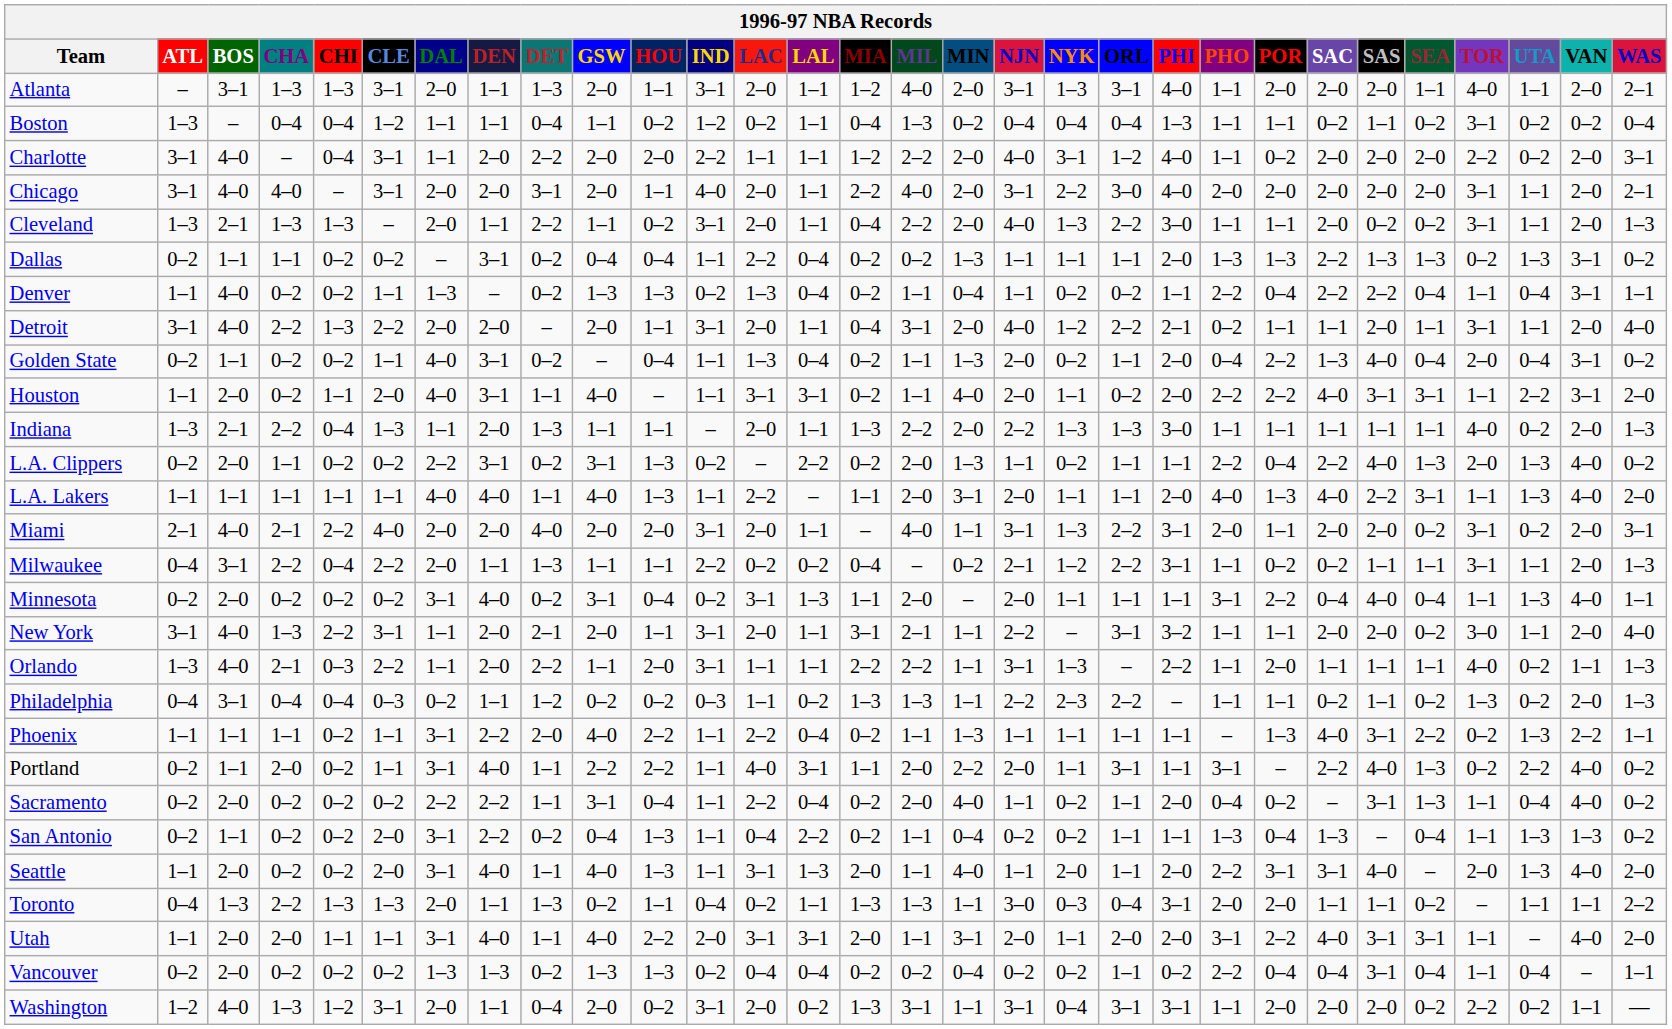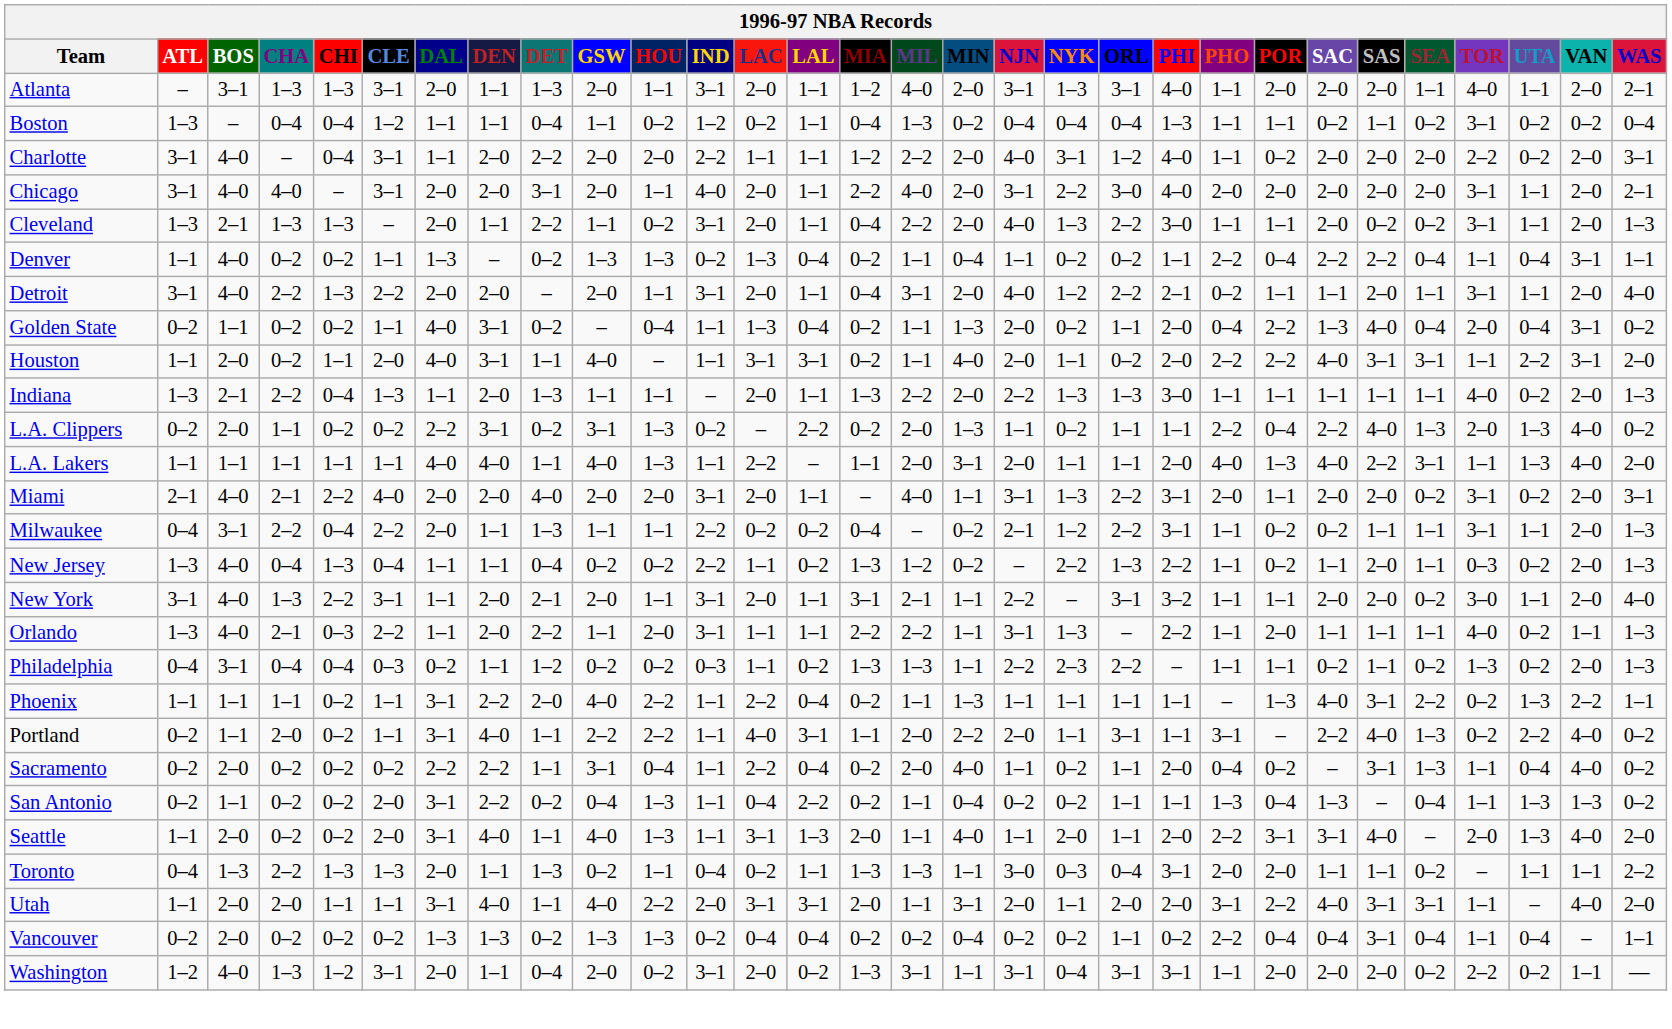- row: (36, 259)
- row: (53, 599)
+ row: (57, 565)
